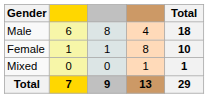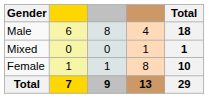rows swapped: (26, 48) <-> (22, 66)
